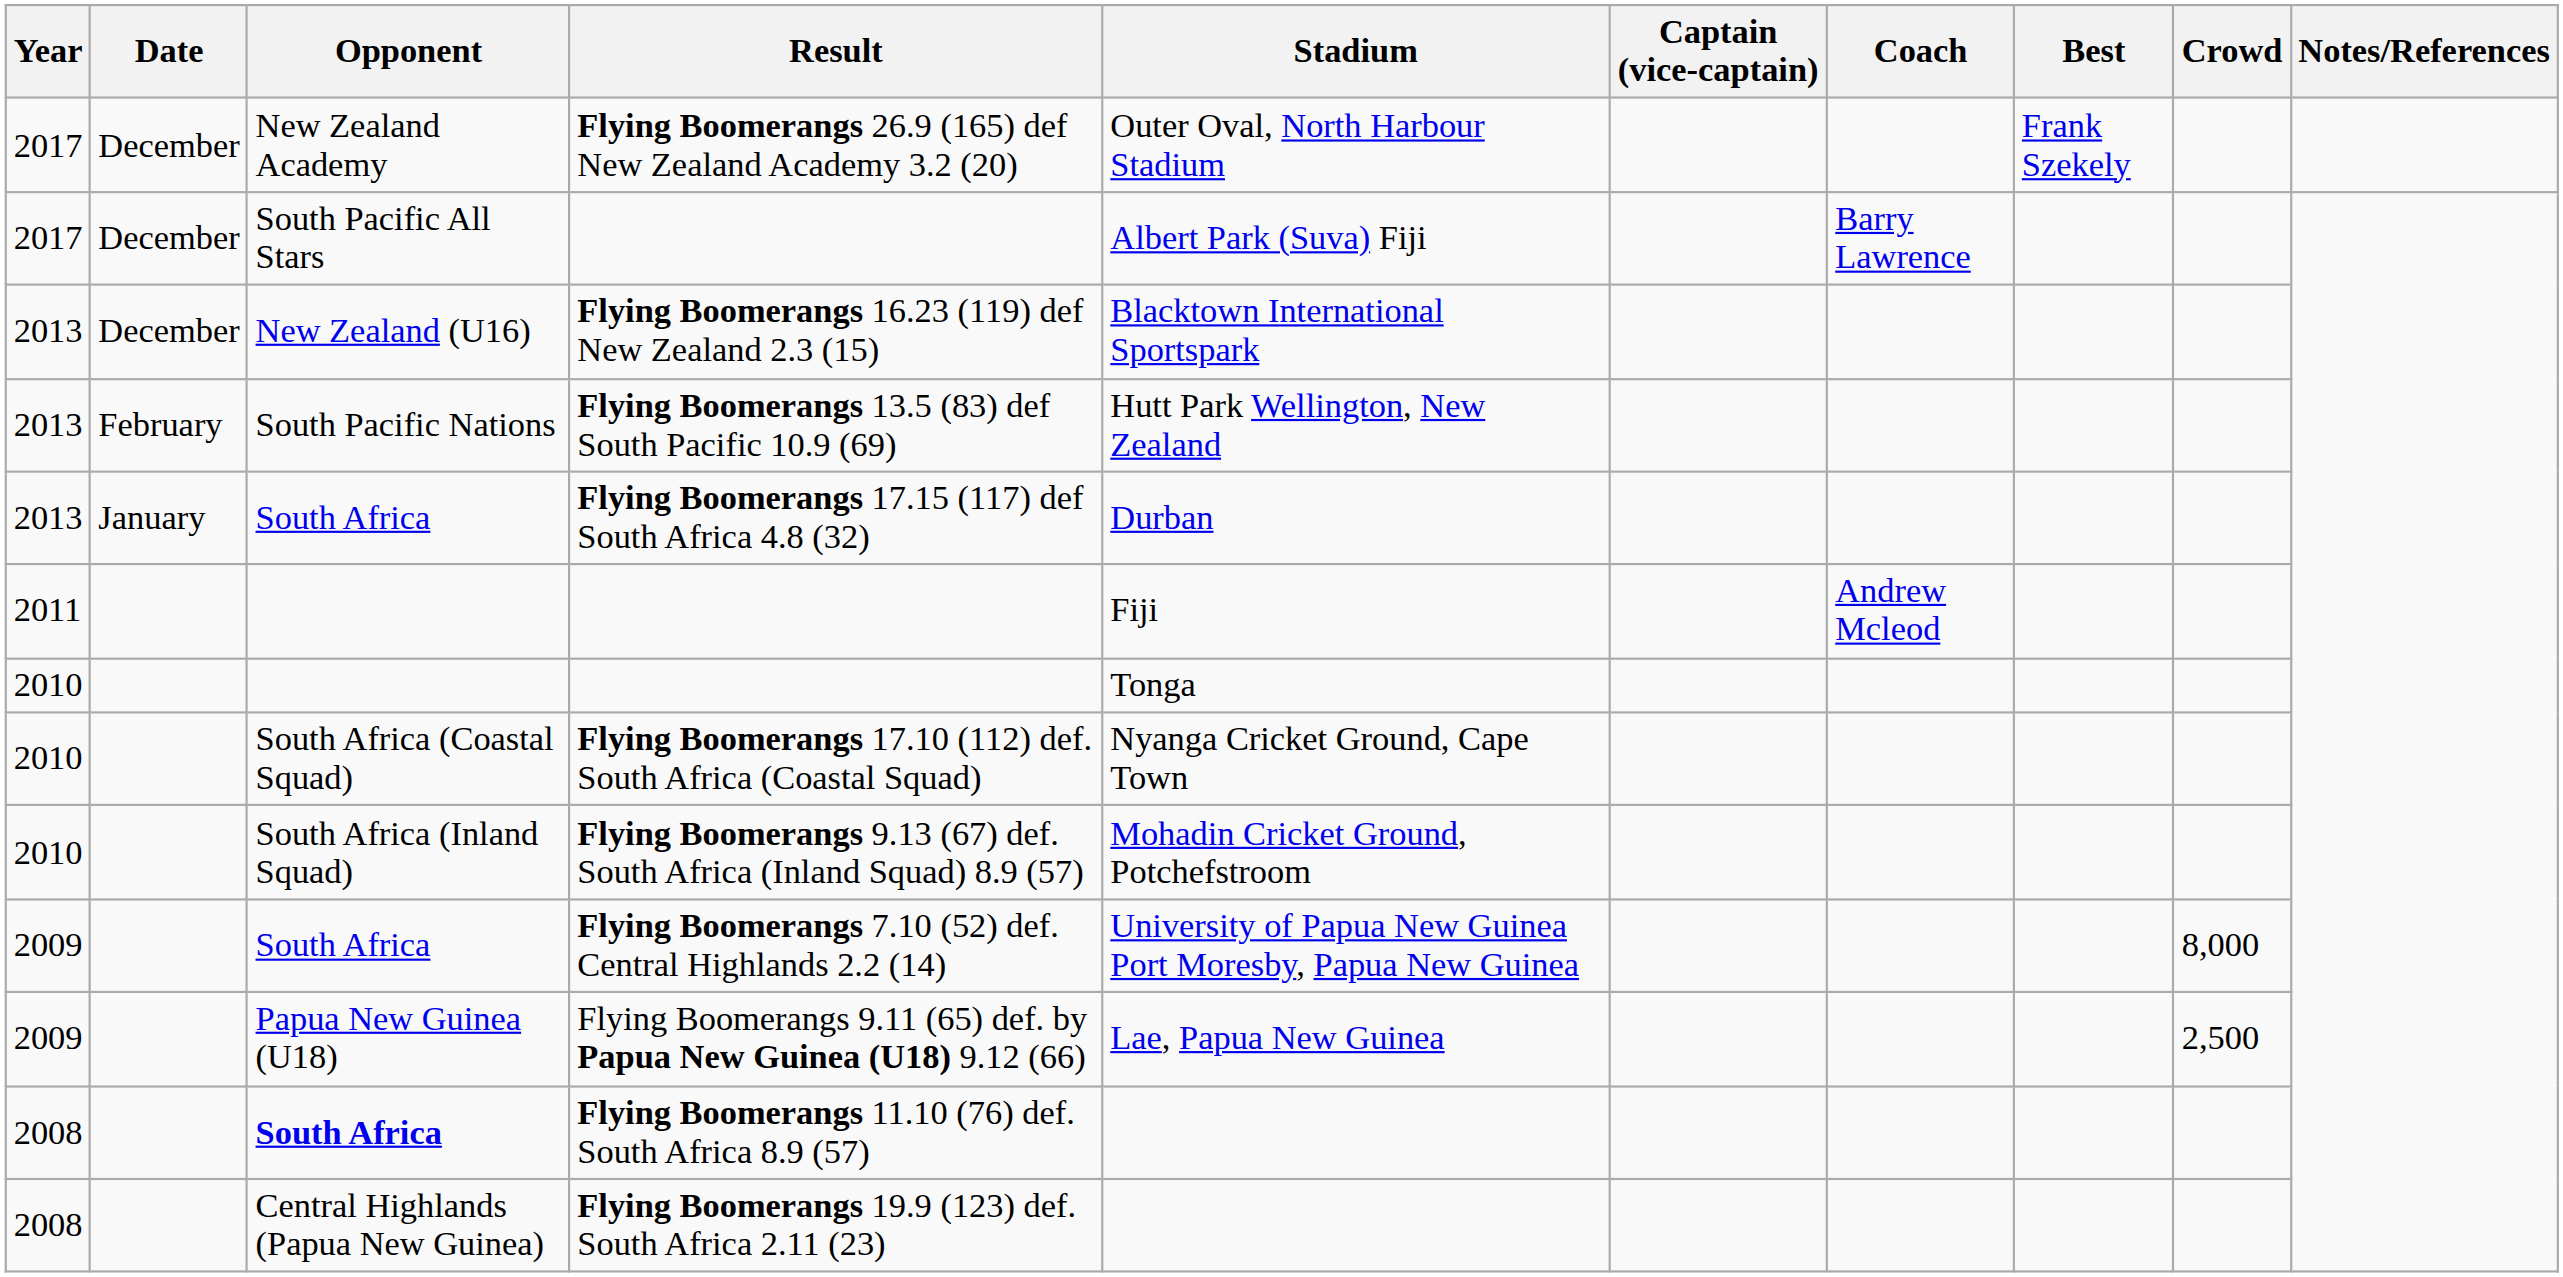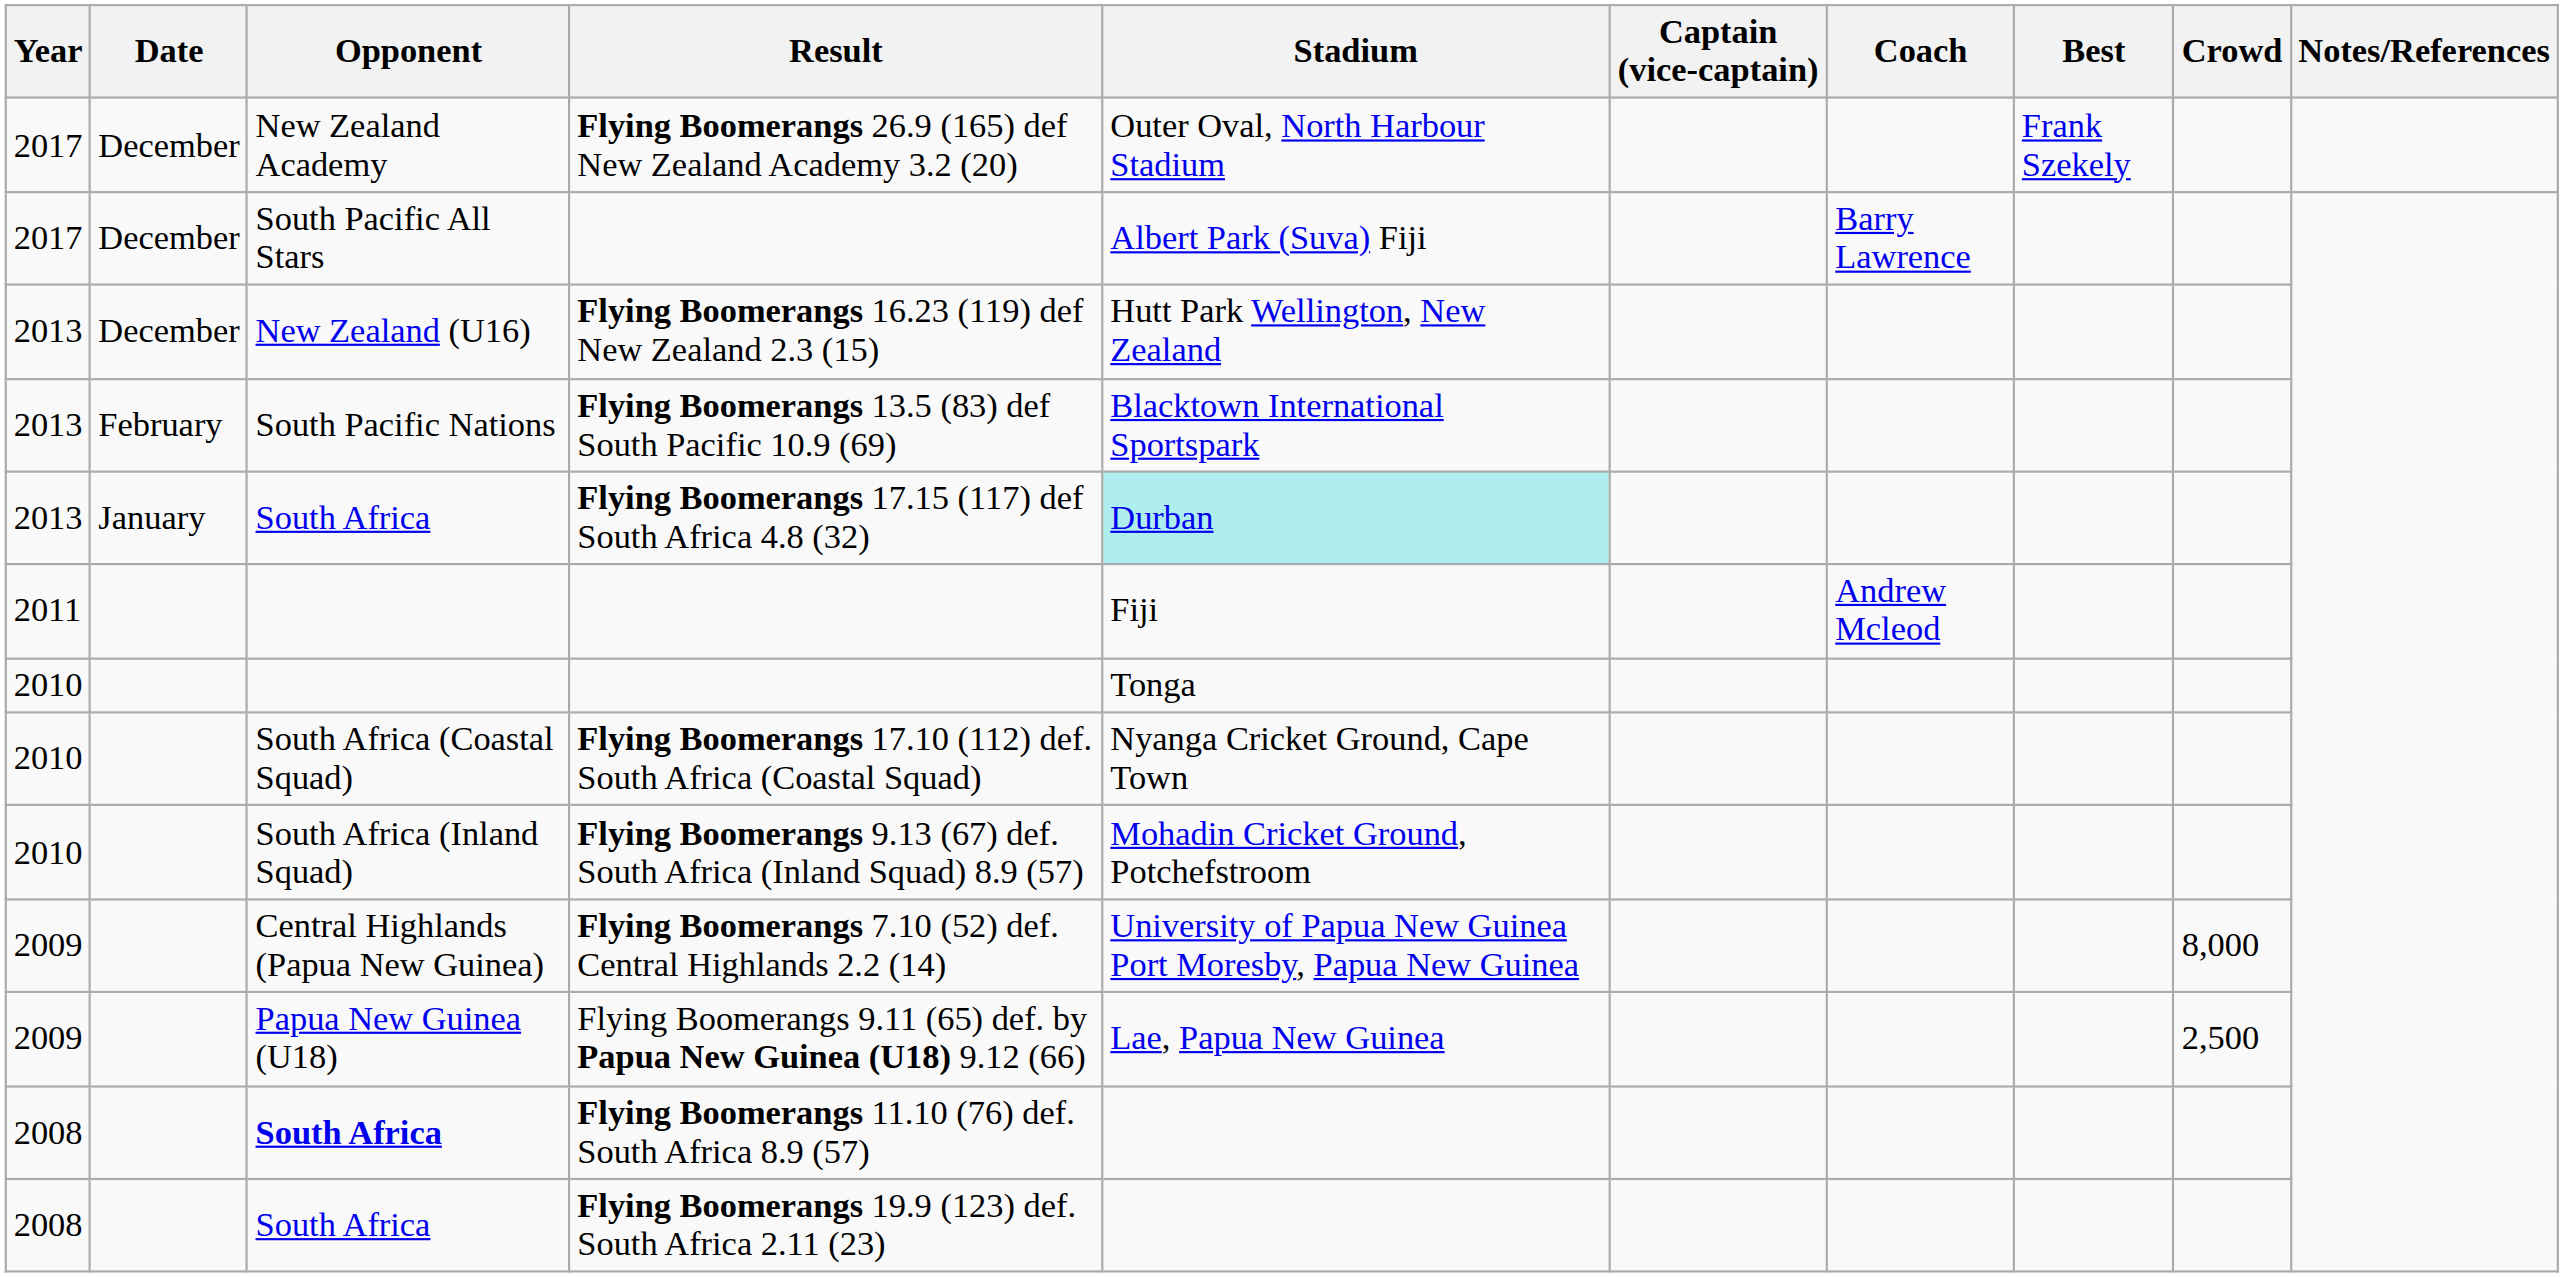(1277, 330) Blacktown International Sportspark -> (1298, 330) Hutt Park Wellington, New Zealand
(1298, 424) Hutt Park Wellington, New Zealand -> (1277, 424) Blacktown International Sportspark
(1162, 517) no background -> (1162, 517) paleturquoise background
(343, 944) South Africa -> (400, 944) Central Highlands (Papua New Guinea)
(400, 1224) Central Highlands (Papua New Guinea) -> (343, 1224) South Africa
